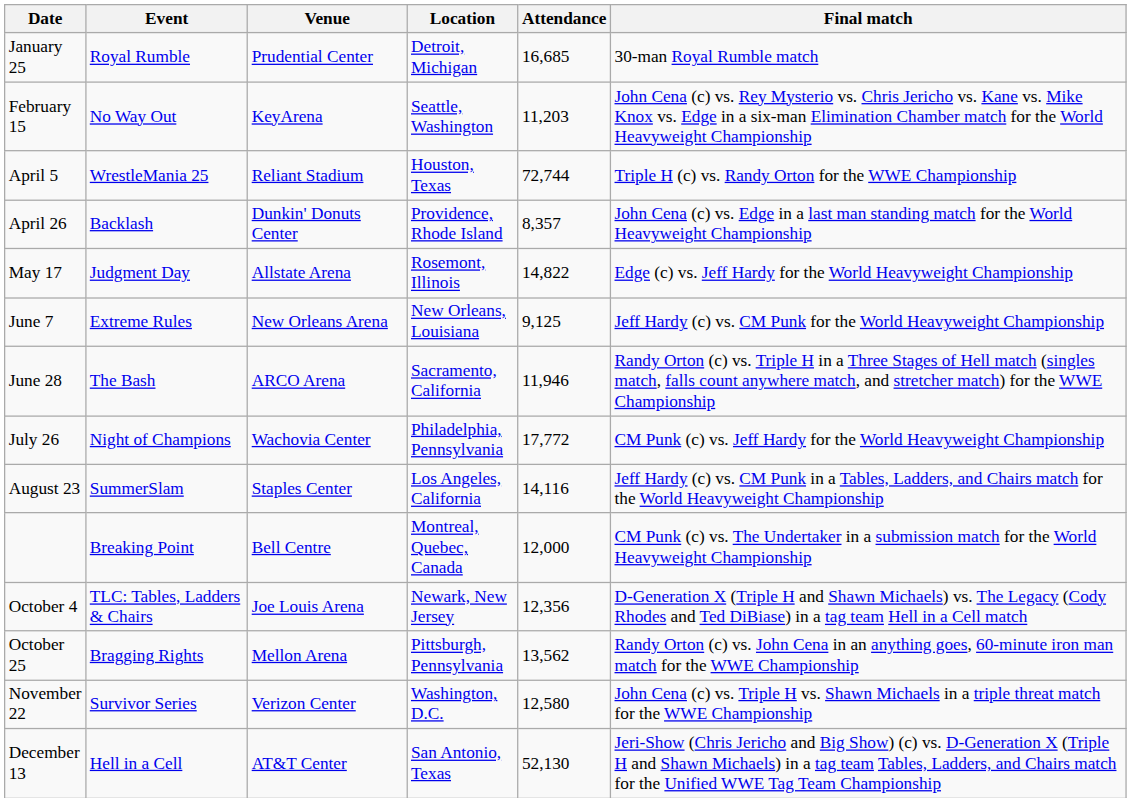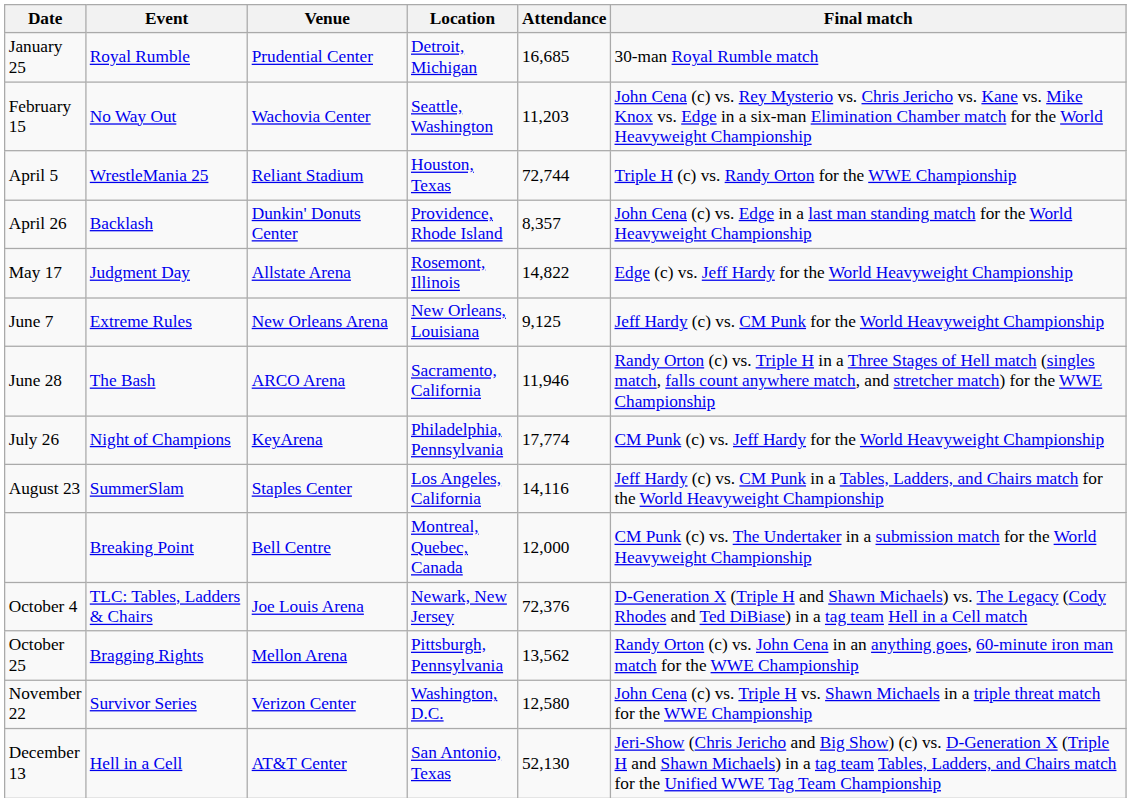(287, 115) KeyArena -> (311, 115) Wachovia Center
(311, 439) Wachovia Center -> (287, 439) KeyArena
(546, 439) 17,772 -> (546, 439) 17,774
(546, 606) 12,356 -> (546, 606) 72,376
